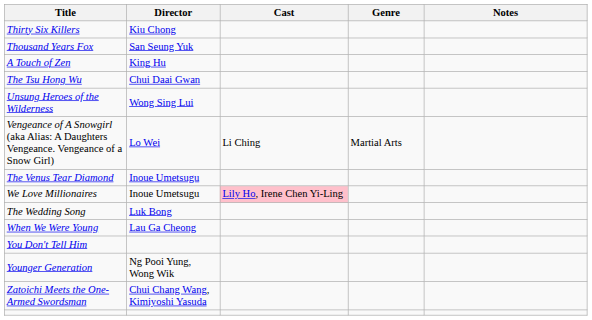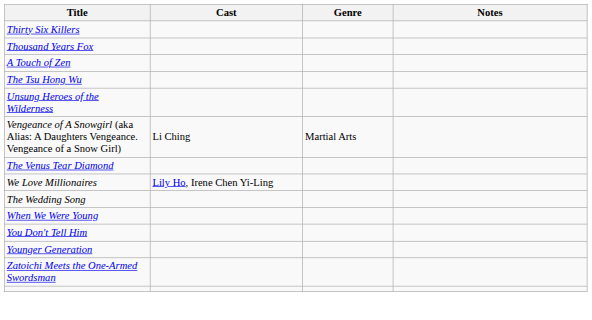- column: (173, 12)
(283, 194) pink background -> (213, 182) no background
